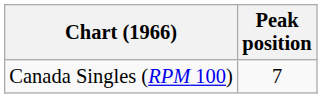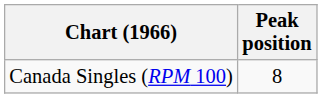(277, 76) 7 -> (277, 76) 8
